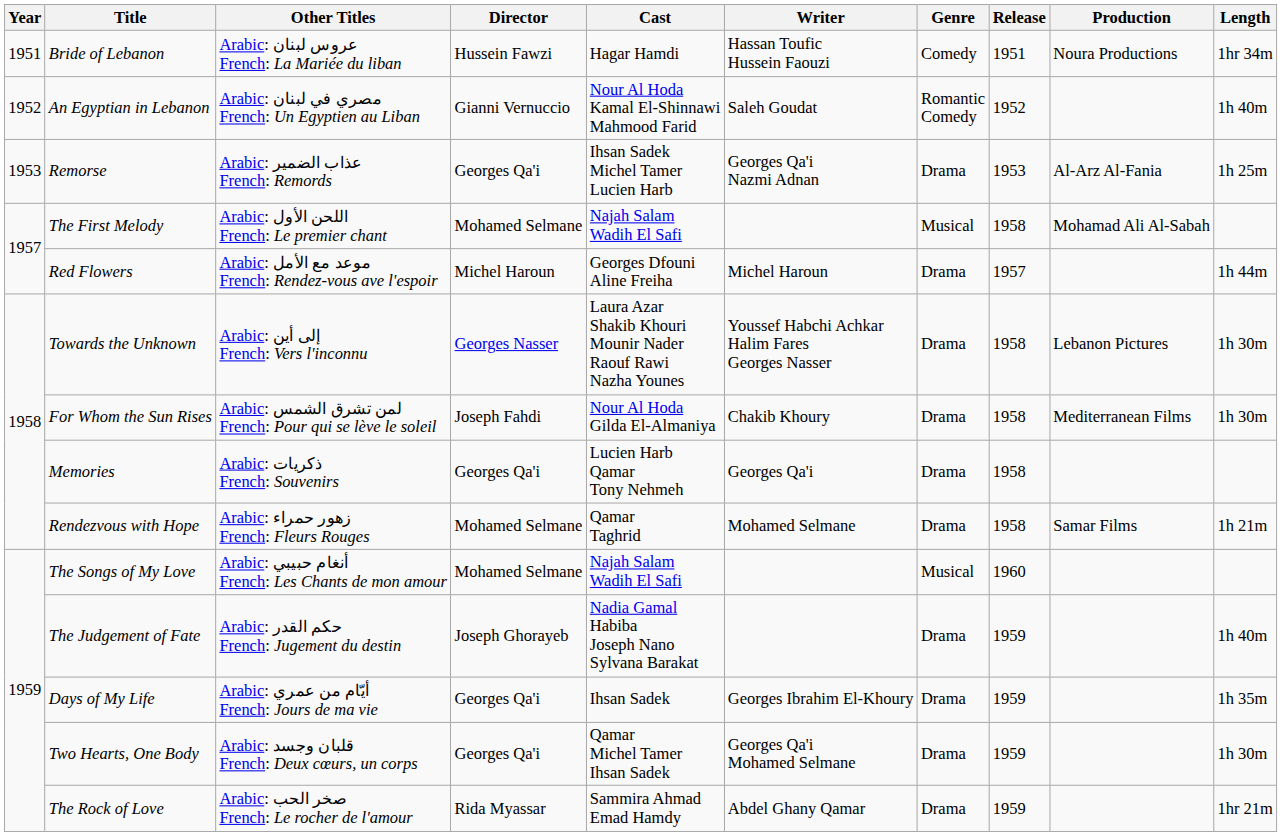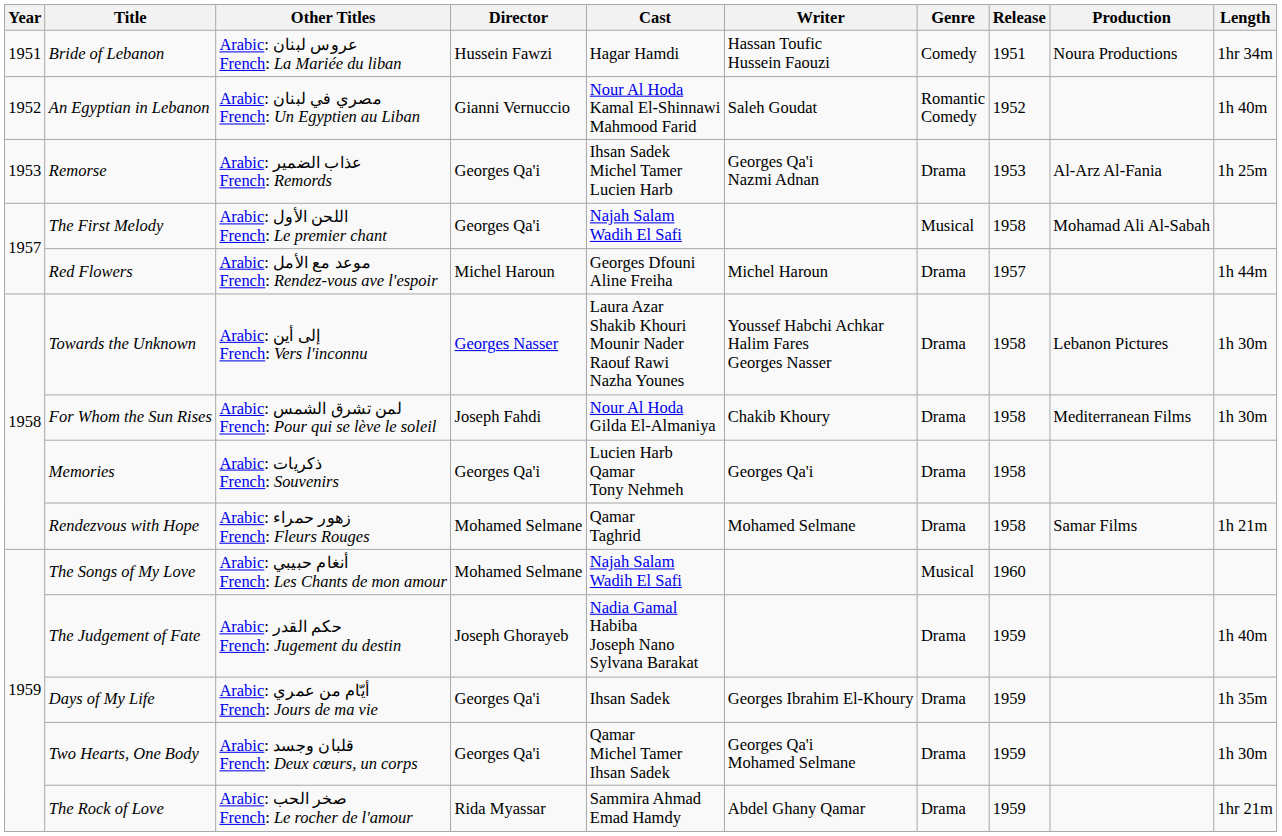(518, 225) Mohamed Selmane -> (497, 225) Georges Qa'i
